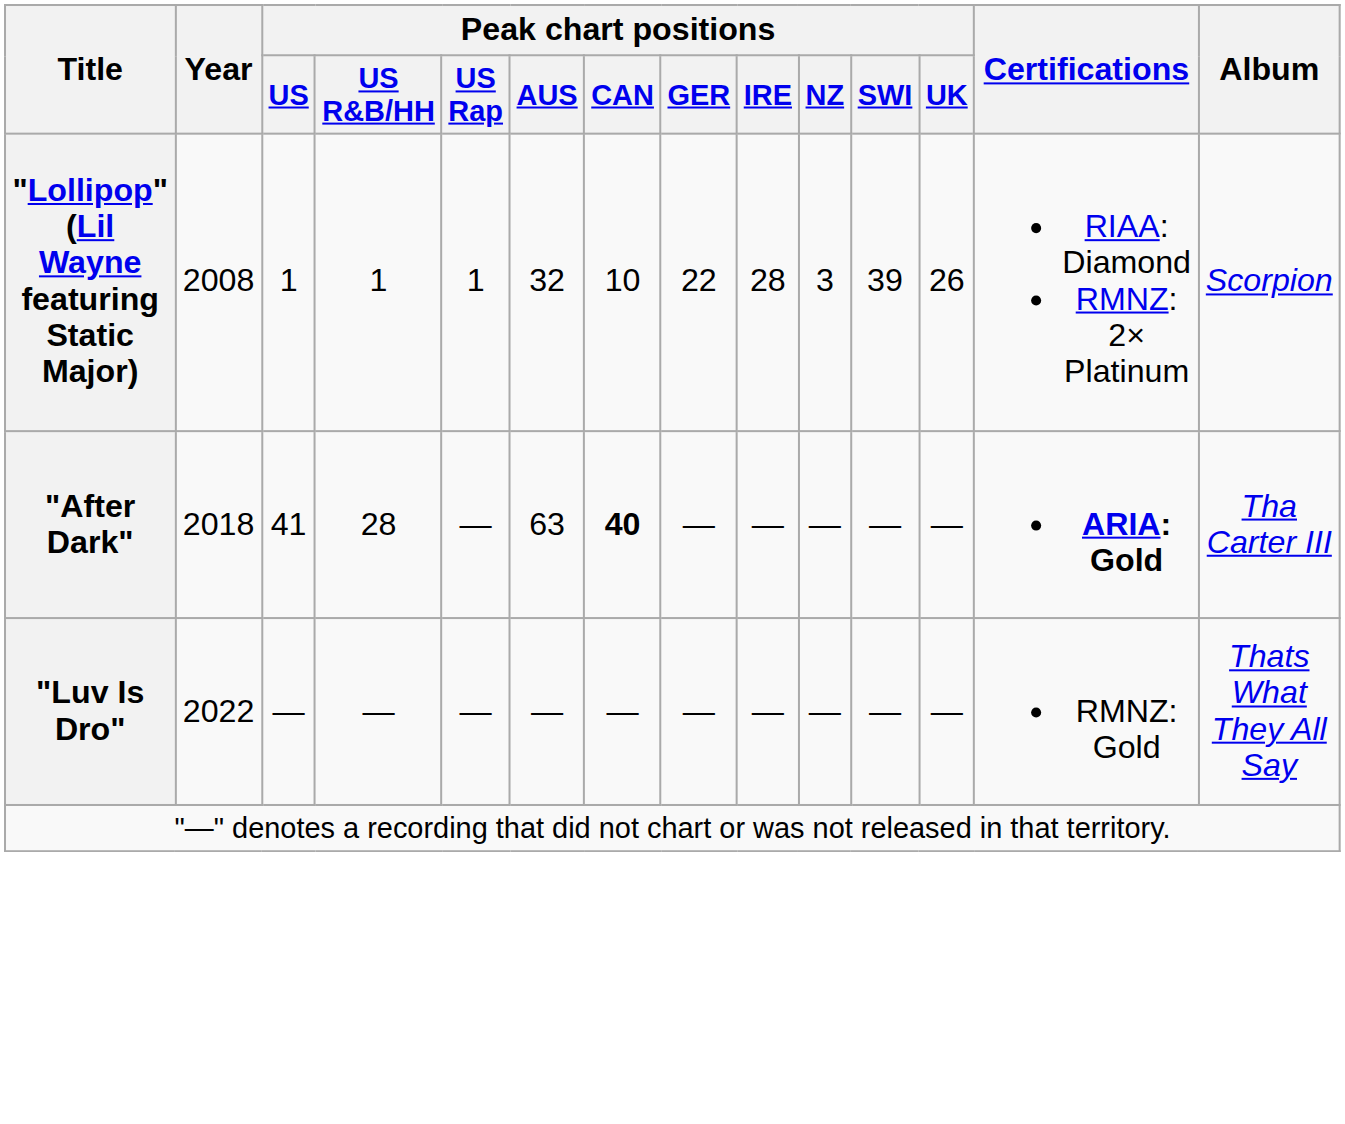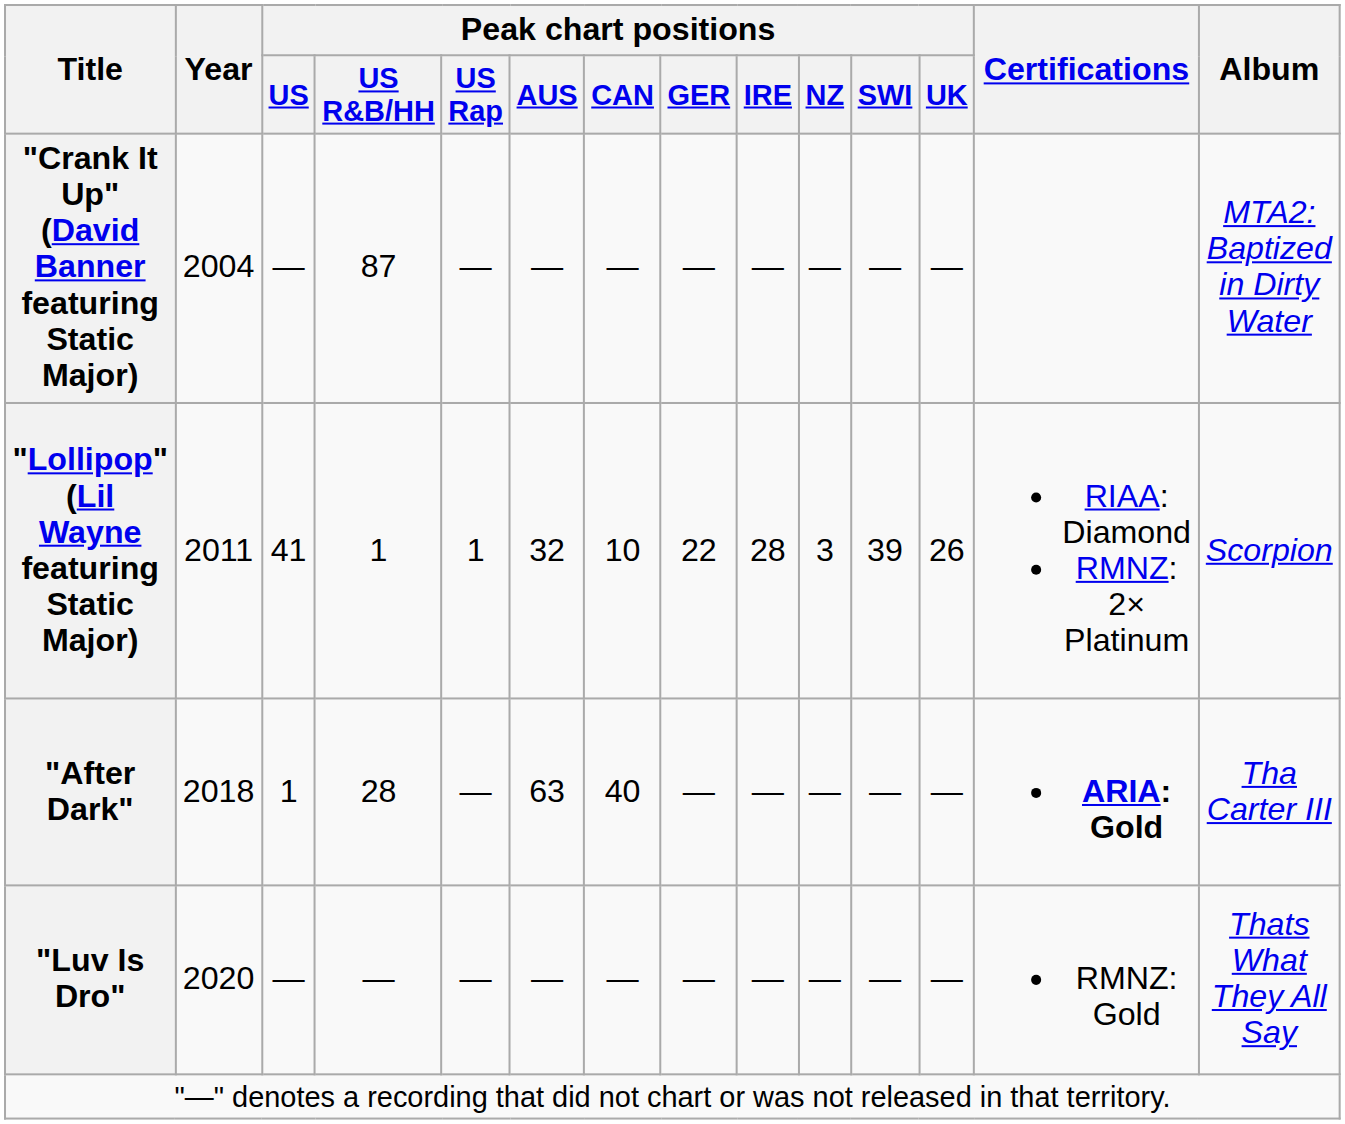+ row: (90, 267)
(219, 281) 2008 -> (219, 549) 2011
(289, 281) 1 -> (289, 549) 41
(289, 523) 41 -> (289, 791) 1
(623, 523) bold -> (623, 791) normal
(219, 711) 2022 -> (219, 979) 2020
